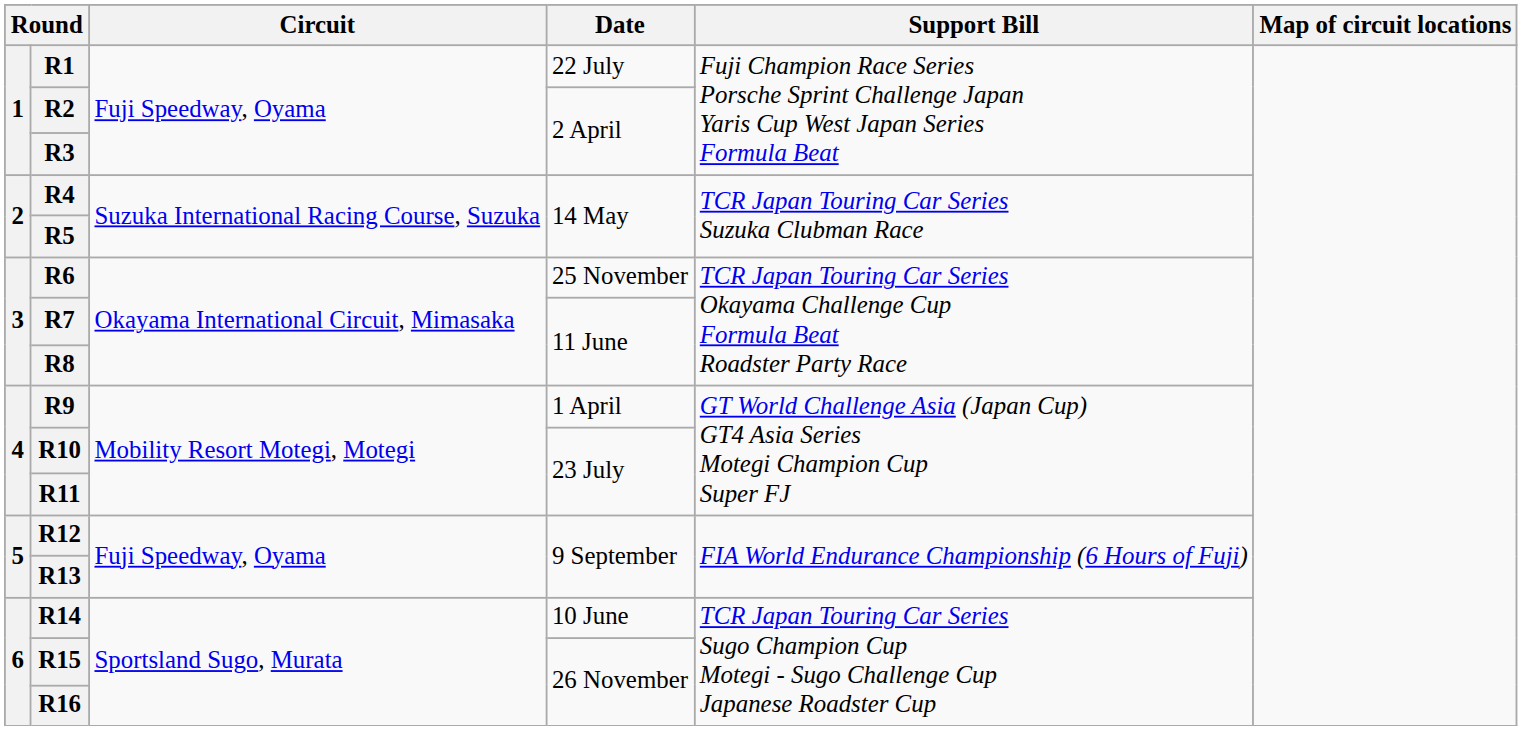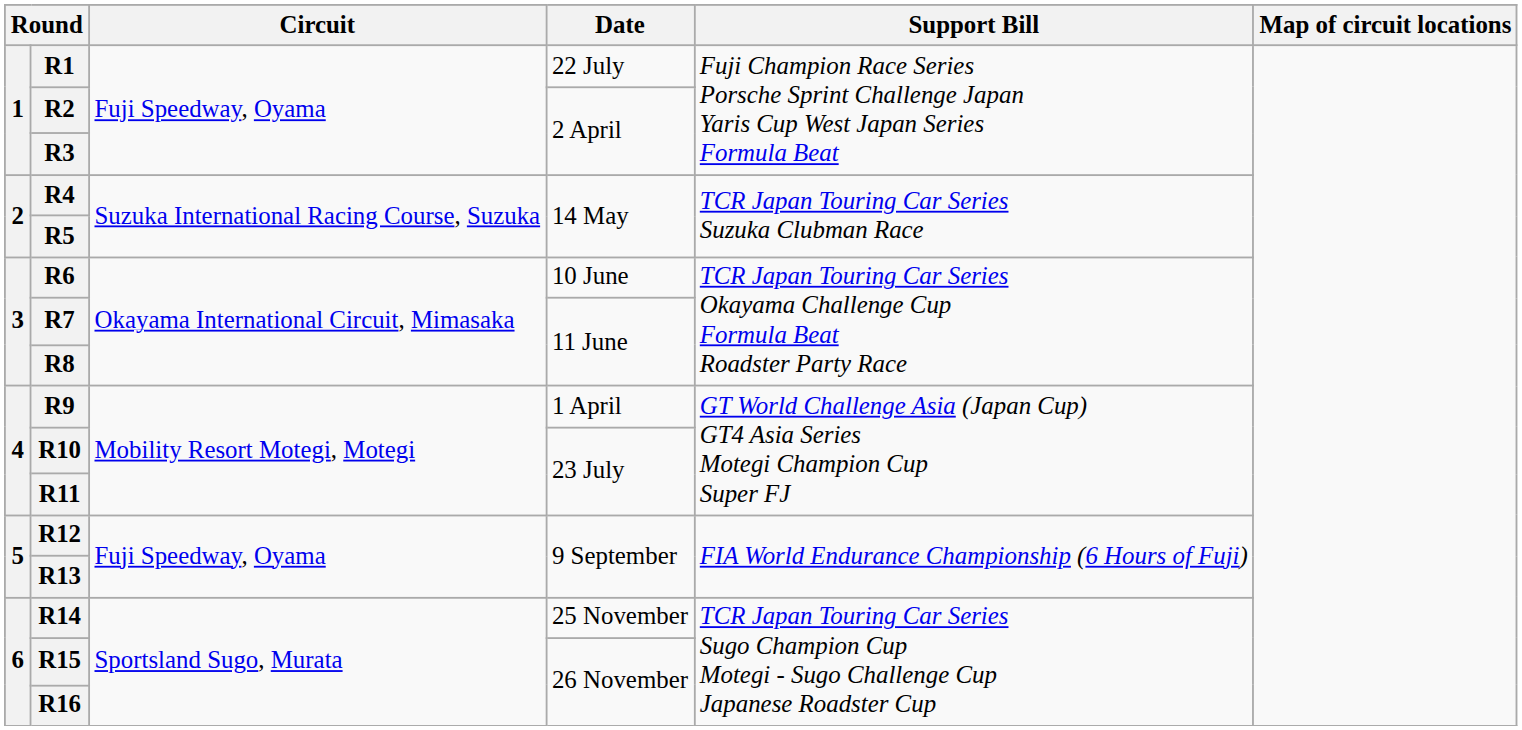(620, 276) 25 November -> (590, 276) 10 June
(590, 616) 10 June -> (620, 616) 25 November
